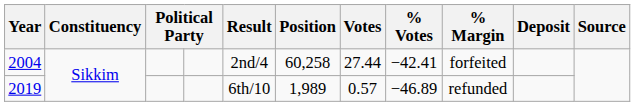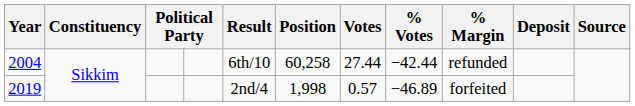(249, 62) 2nd/4 -> (249, 62) 6th/10
(414, 62) −42.41 -> (414, 62) −42.44
(478, 62) forfeited -> (478, 62) refunded
(249, 88) 6th/10 -> (249, 88) 2nd/4
(308, 88) 1,989 -> (308, 88) 1,998
(478, 88) refunded -> (478, 88) forfeited
